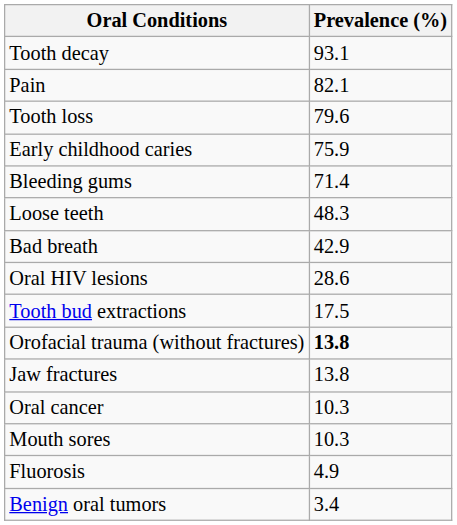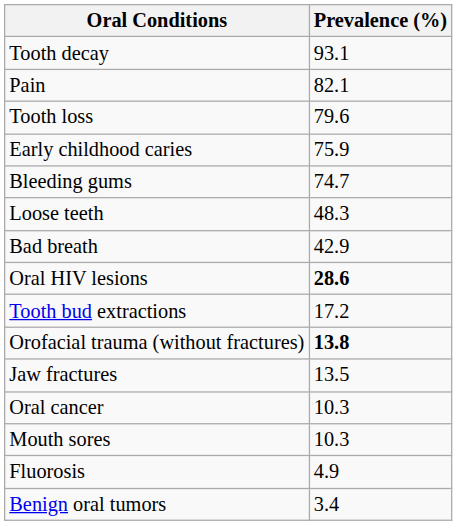(332, 181) 71.4 -> (332, 181) 74.7
(332, 278) normal -> (332, 278) bold
(332, 310) 17.5 -> (332, 310) 17.2
(332, 375) 13.8 -> (332, 375) 13.5
